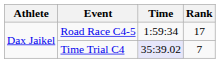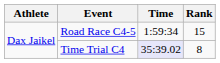(199, 31) 17 -> (199, 31) 15
(199, 49) 7 -> (199, 49) 8
